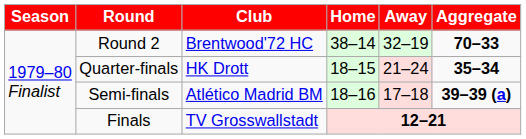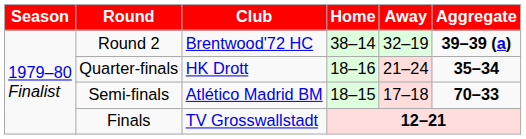(476, 43) 70–33 -> (476, 43) 39–39 (a)
(353, 69) 18–15 -> (353, 69) 18–16
(353, 95) 18–16 -> (353, 95) 18–15
(476, 95) 39–39 (a) -> (476, 95) 70–33
